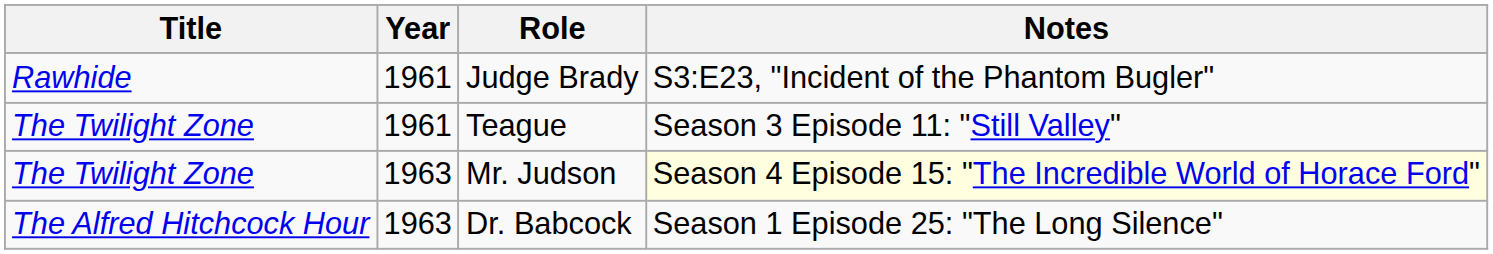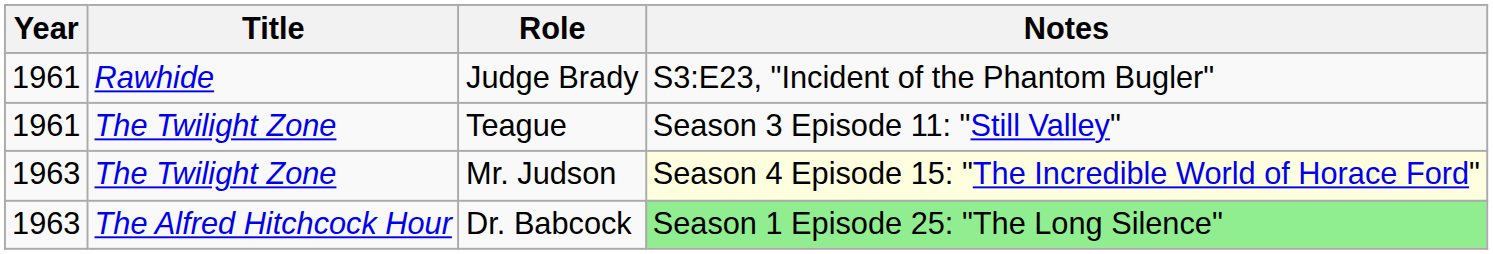columns swapped: (418, 28) <-> (191, 28)
(938, 223) no background -> (938, 223) lightgreen background
